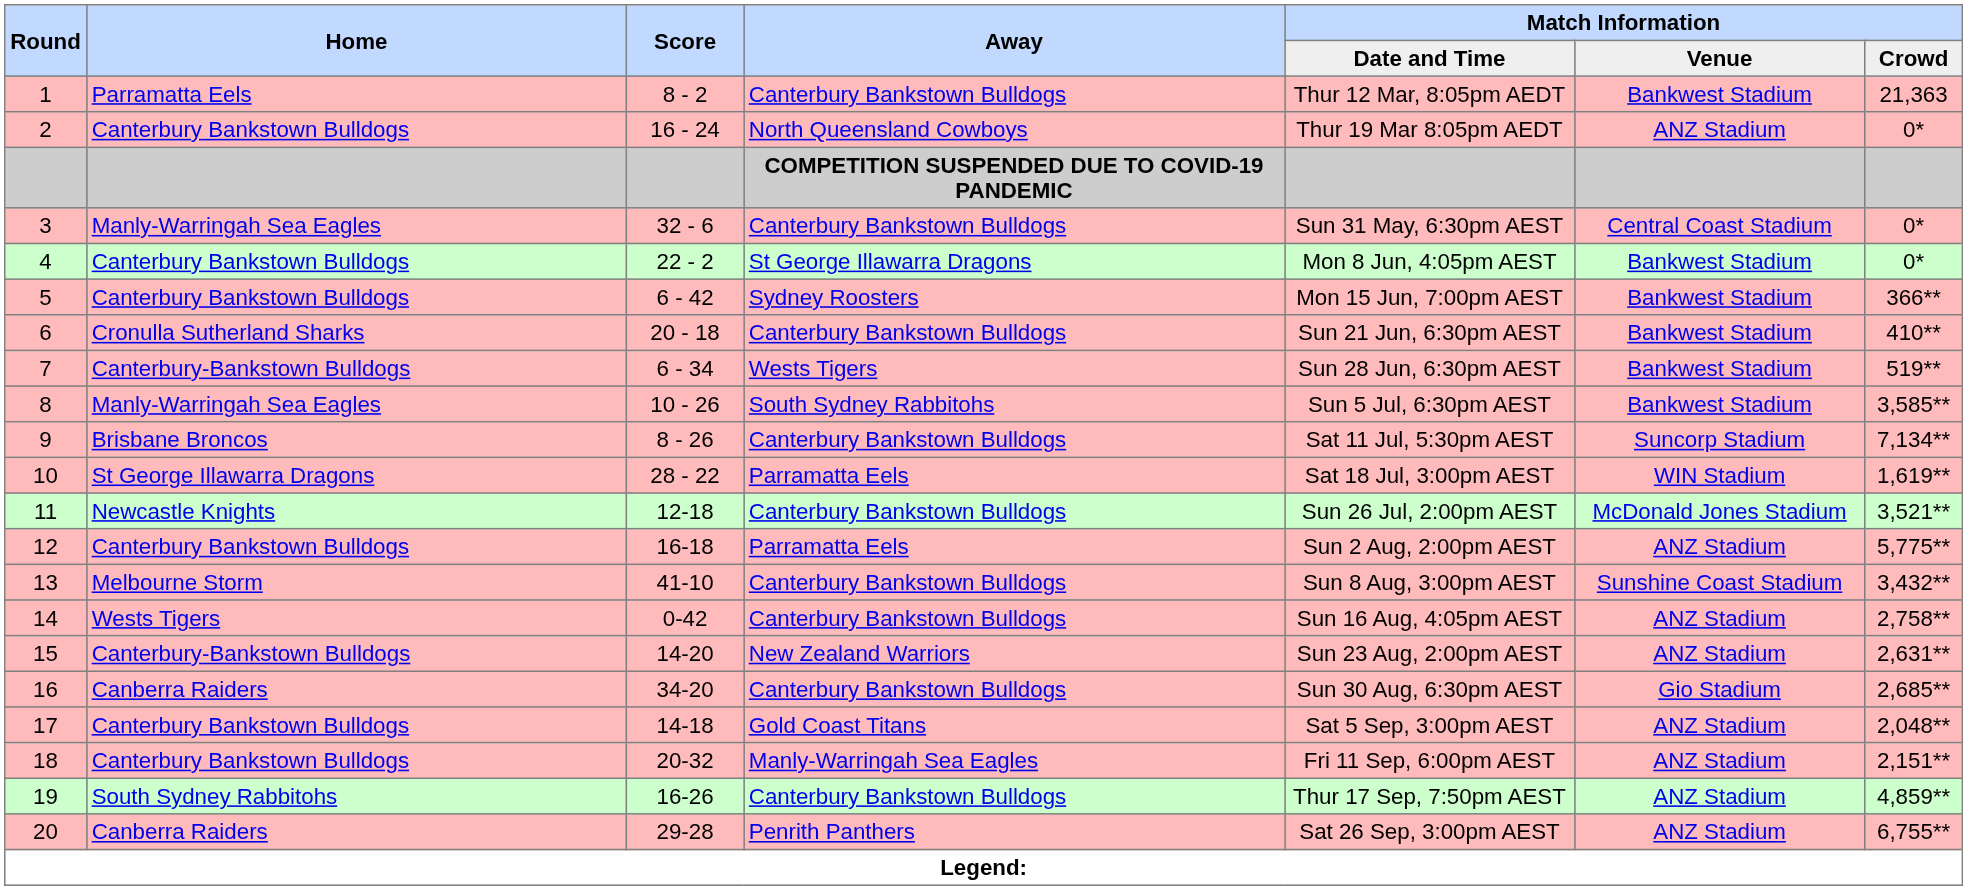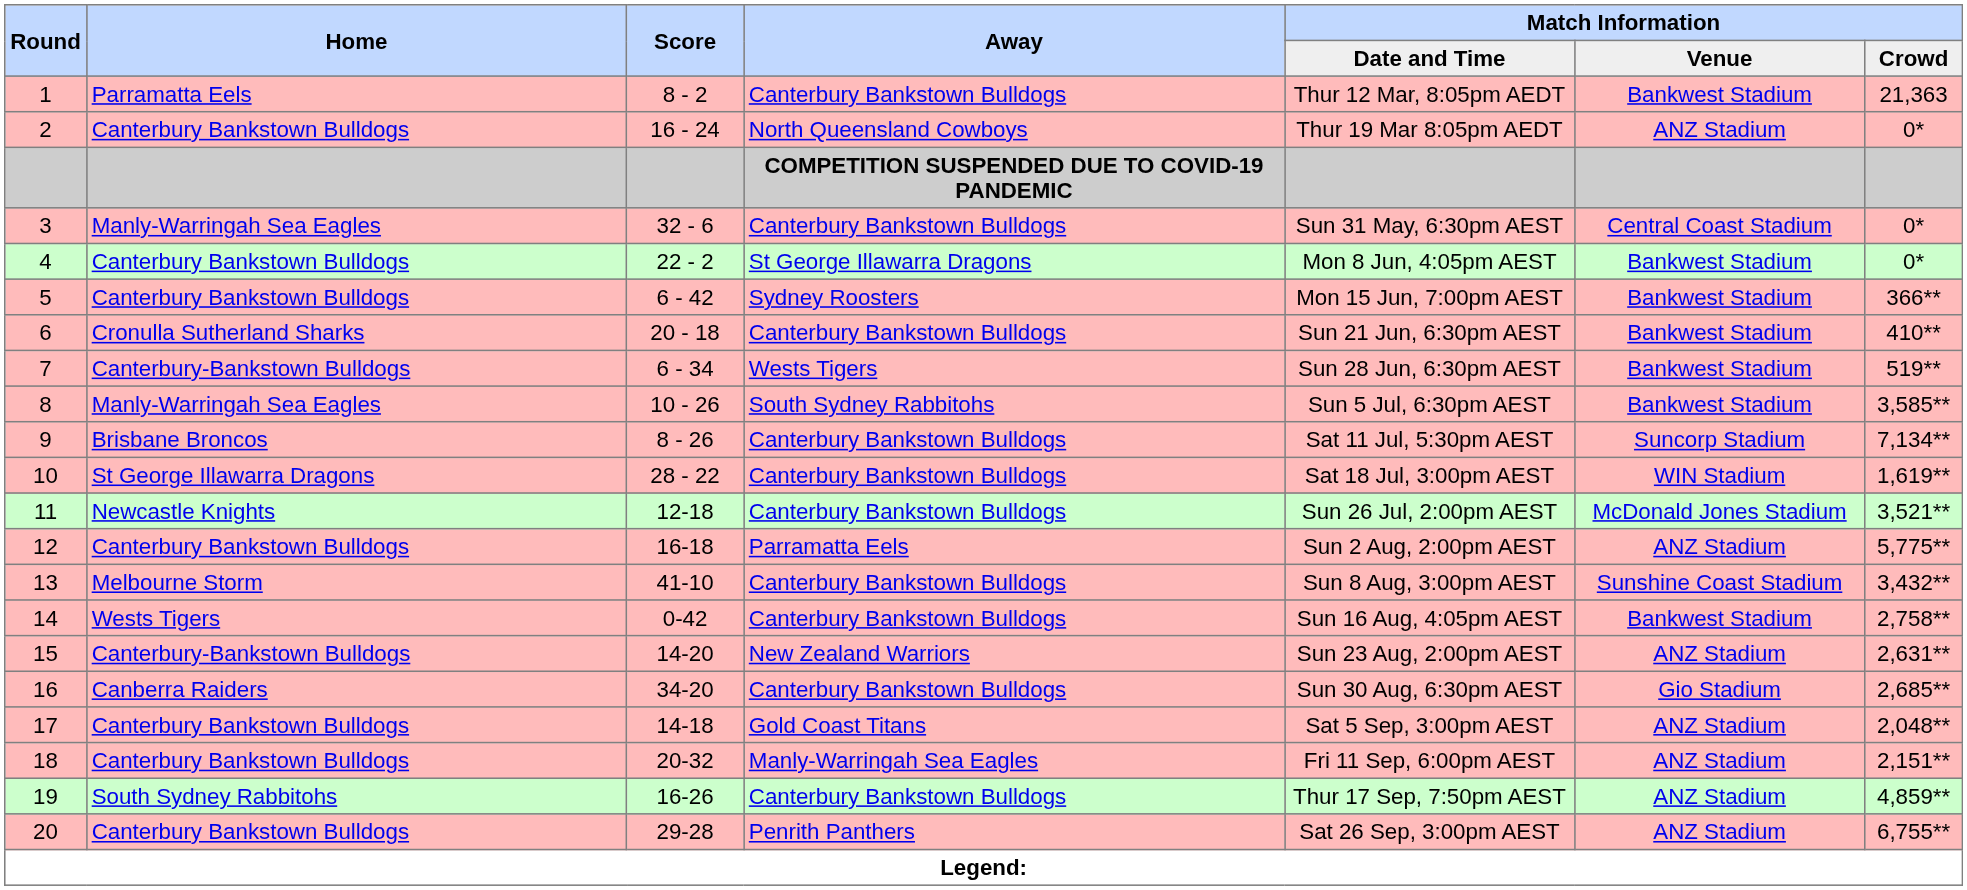(829, 475) Parramatta Eels -> (908, 475) Canterbury Bankstown Bulldogs
(1720, 618) ANZ Stadium -> (1720, 618) Bankwest Stadium
(180, 832) Canberra Raiders -> (250, 832) Canterbury Bankstown Bulldogs
